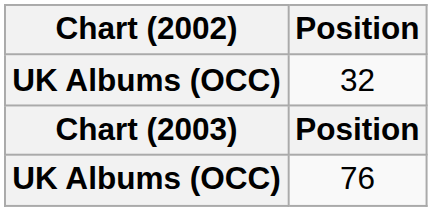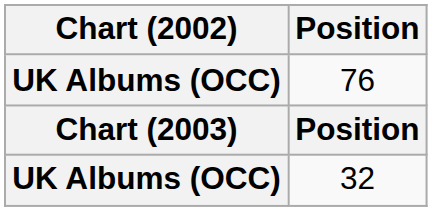rows swapped: (357, 79) <-> (357, 179)
